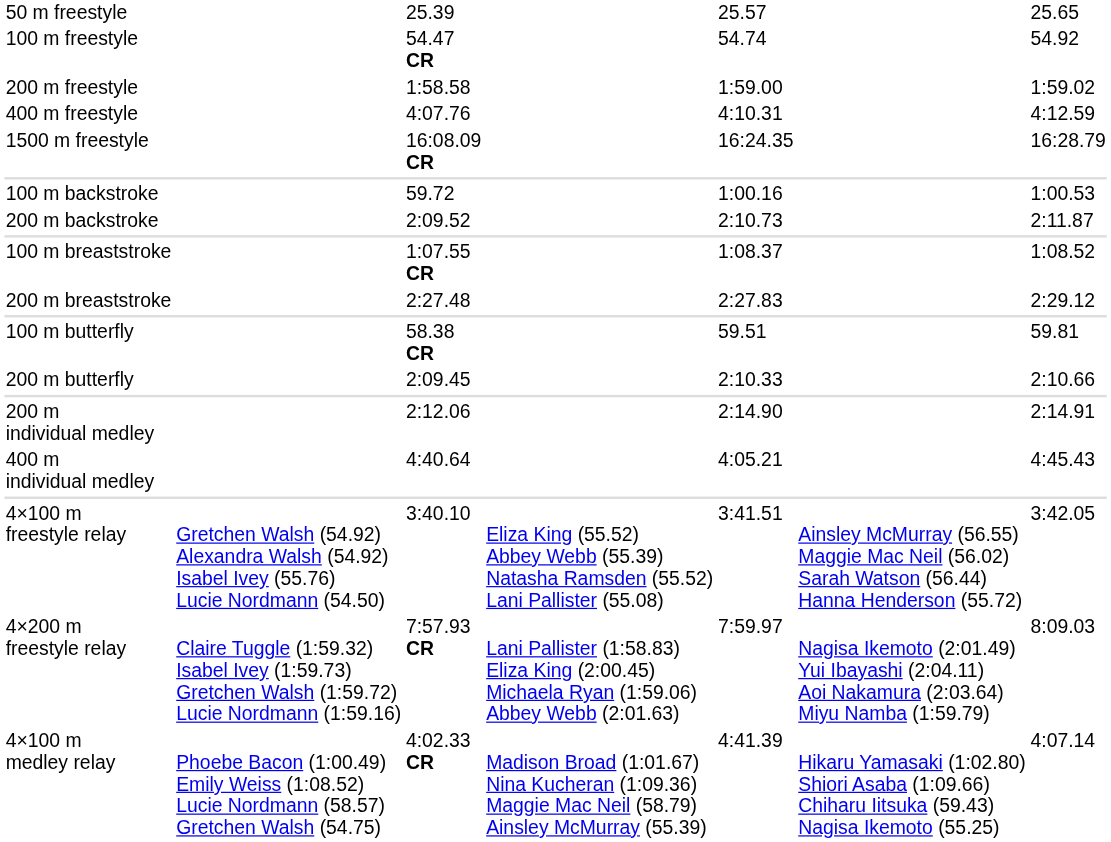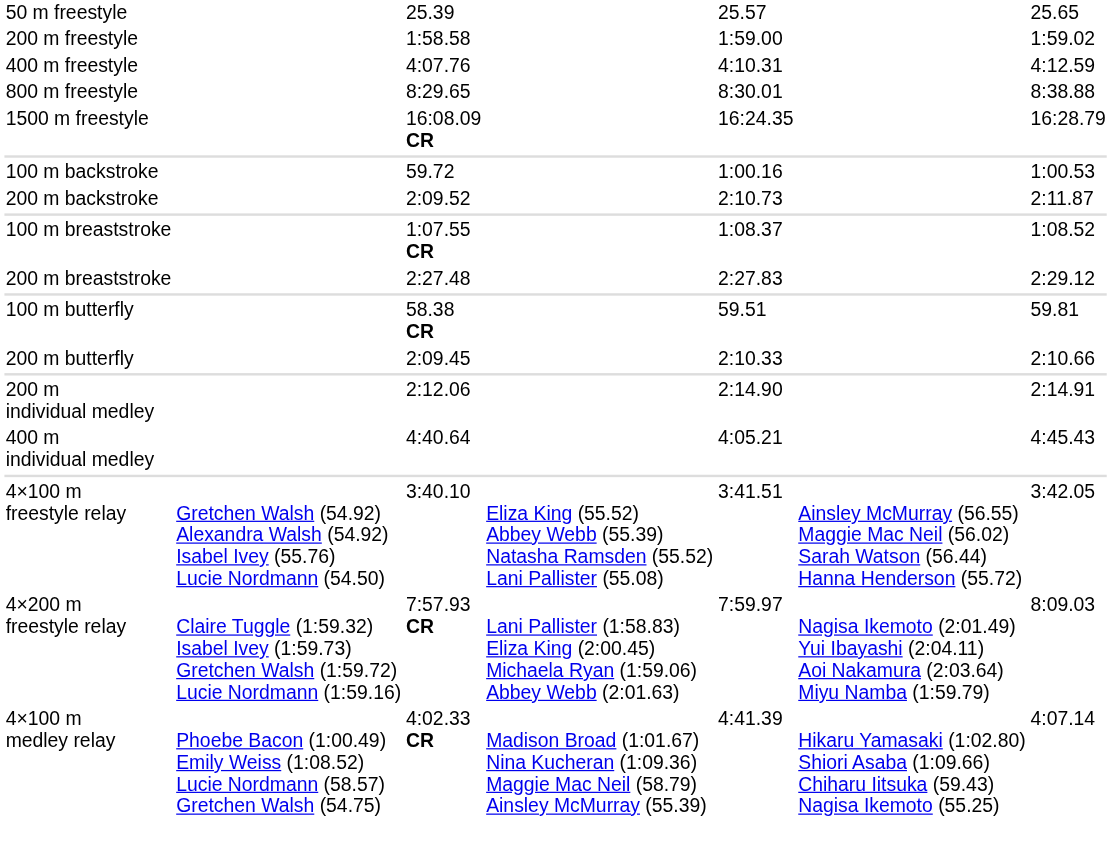- row: (72, 39)
+ row: (72, 92)
